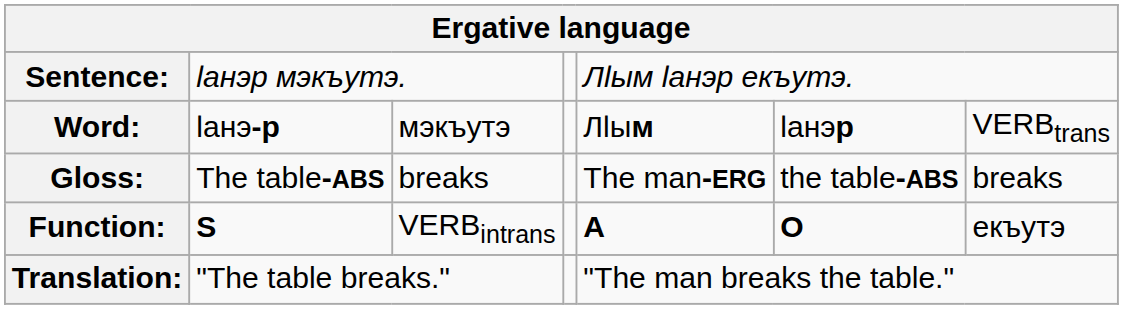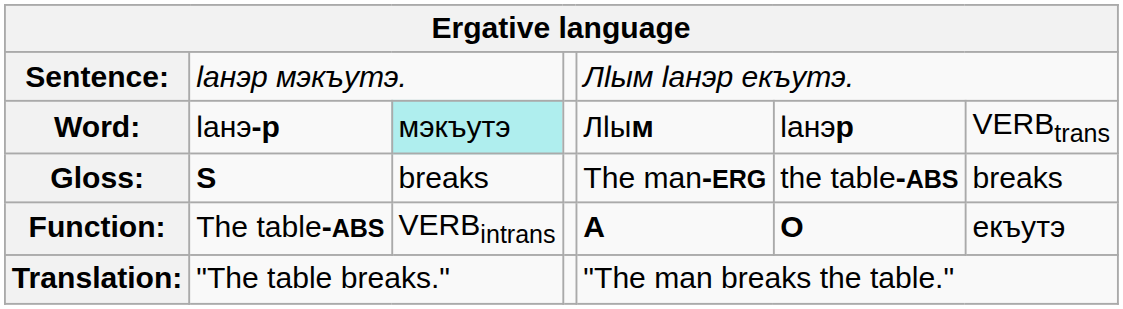(455, 126) no background -> (455, 126) paleturquoise background
(290, 177) The table-ABS -> (206, 177) S
(206, 228) S -> (290, 228) The table-ABS
